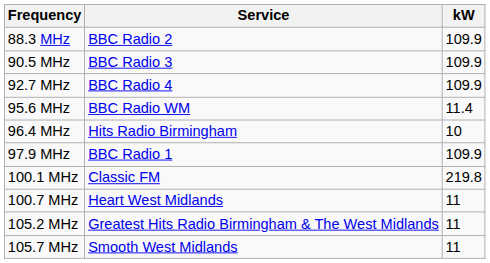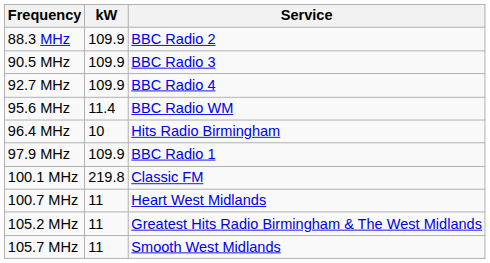columns swapped: (464, 16) <-> (263, 16)
